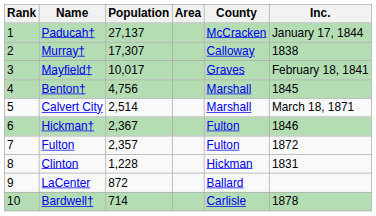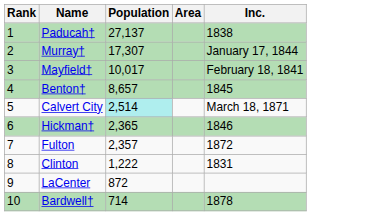- column: (236, 13)
(318, 32) January 17, 1844 -> (220, 32) 1838
(285, 51) 1838 -> (252, 51) January 17, 1844
(123, 88) 4,756 -> (123, 88) 8,657
(123, 107) no background -> (123, 107) paleturquoise background
(123, 126) 2,367 -> (123, 126) 2,365
(123, 164) 1,228 -> (123, 164) 1,222
